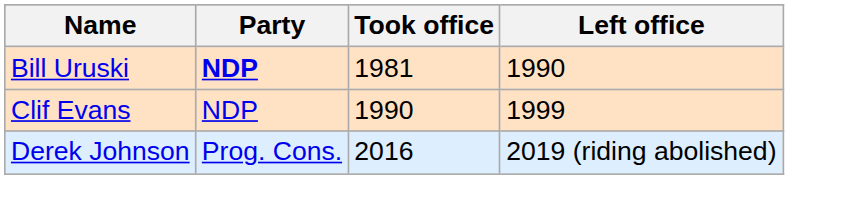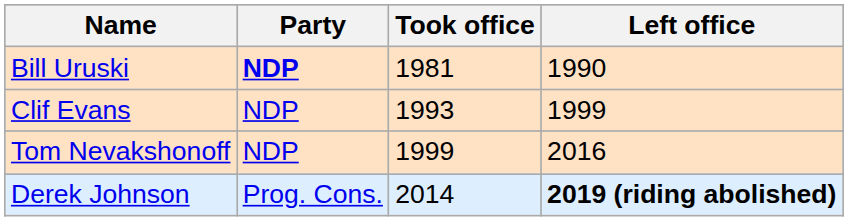(384, 109) 1990 -> (425, 109) 1993
+ row: (121, 151)
(384, 151) 2016 -> (425, 194) 2014
(641, 151) normal -> (692, 194) bold
